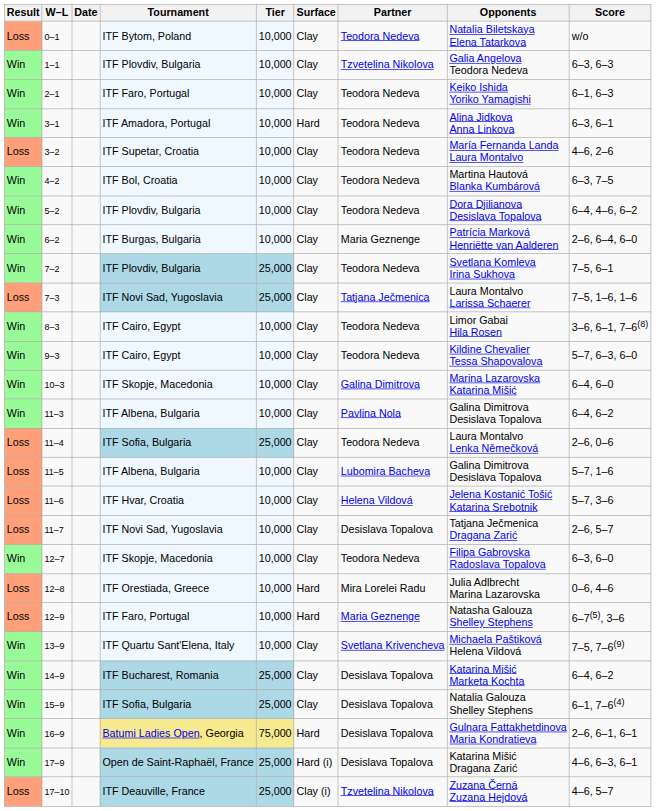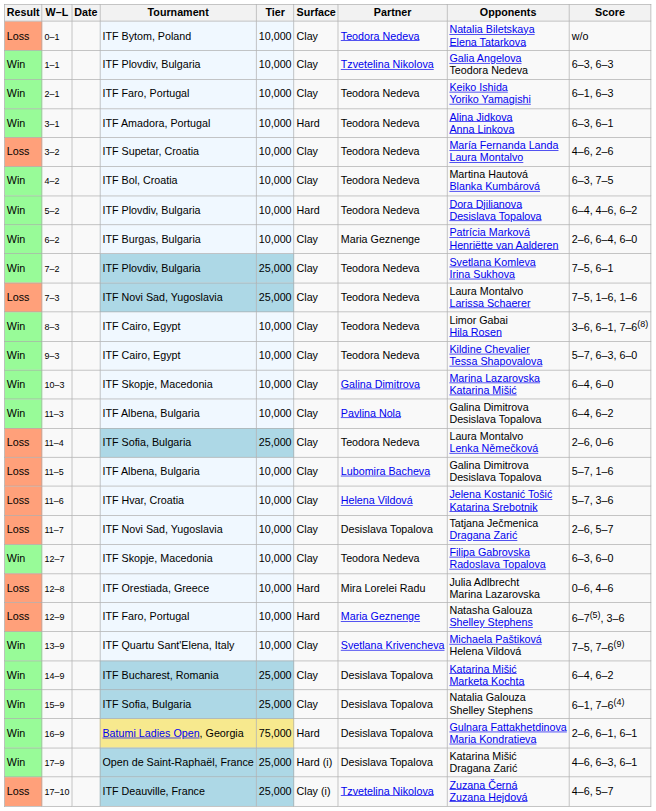(307, 210) Clay -> (308, 210) Hard
(385, 297) Tatjana Ječmenica -> (380, 297) Teodora Nedeva
